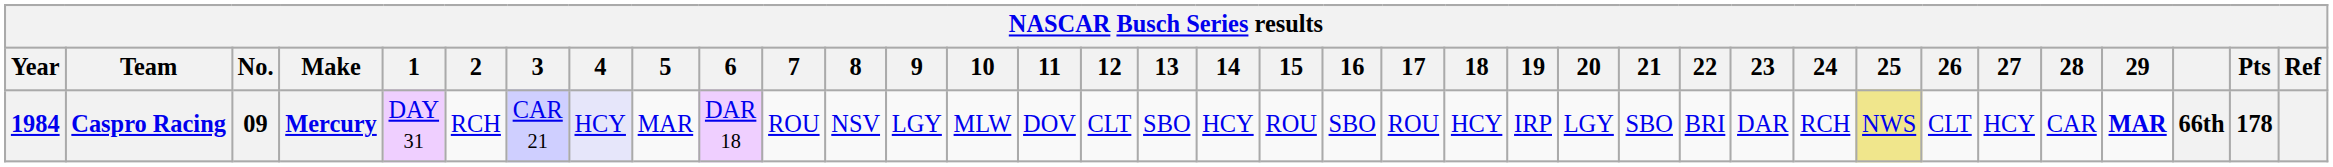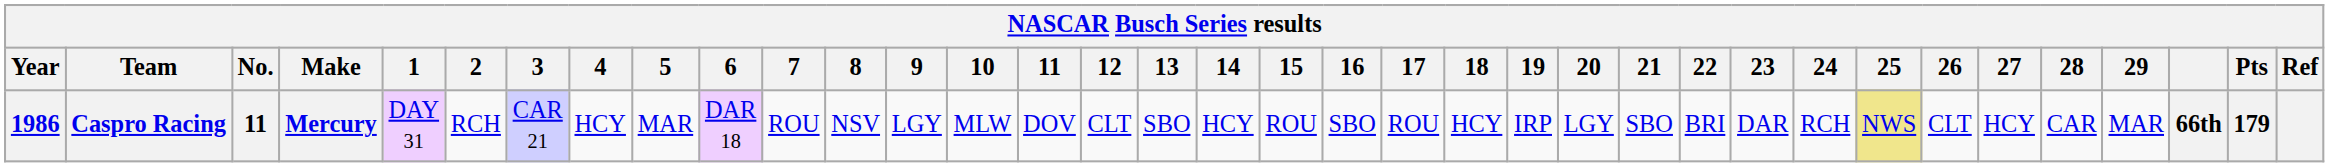(35, 125) 1984 -> (35, 125) 1986
(256, 125) 09 -> (256, 125) 11
(600, 125) lavender background -> (600, 125) no background
(2138, 125) bold -> (2136, 125) normal
(2254, 125) 178 -> (2252, 125) 179
